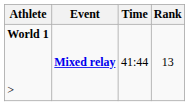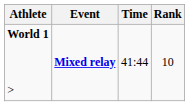(168, 62) 13 -> (168, 62) 10
